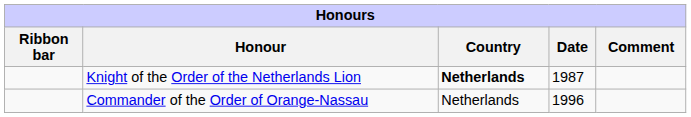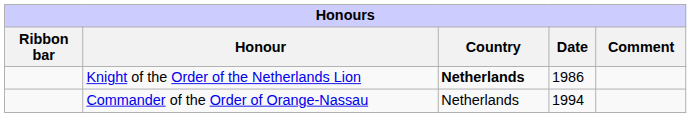(568, 77) 1987 -> (568, 77) 1986
(568, 100) 1996 -> (568, 100) 1994
